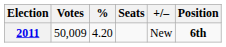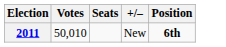- column: (102, 13)
(70, 32) 50,009 -> (70, 32) 50,010
